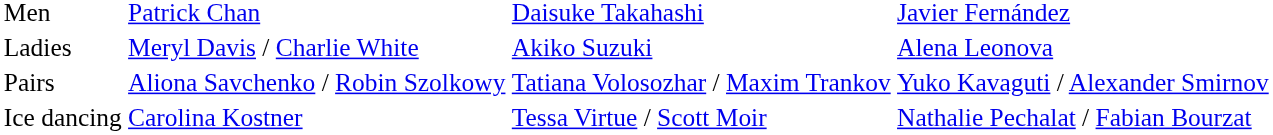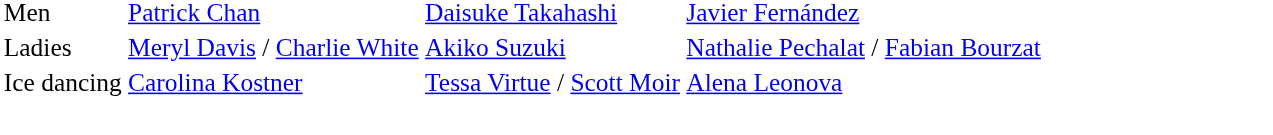(975, 47) Alena Leonova -> (864, 47) Nathalie Pechalat / Fabian Bourzat
- row: (29, 82)
(1074, 117) Nathalie Pechalat / Fabian Bourzat -> (764, 82) Alena Leonova
